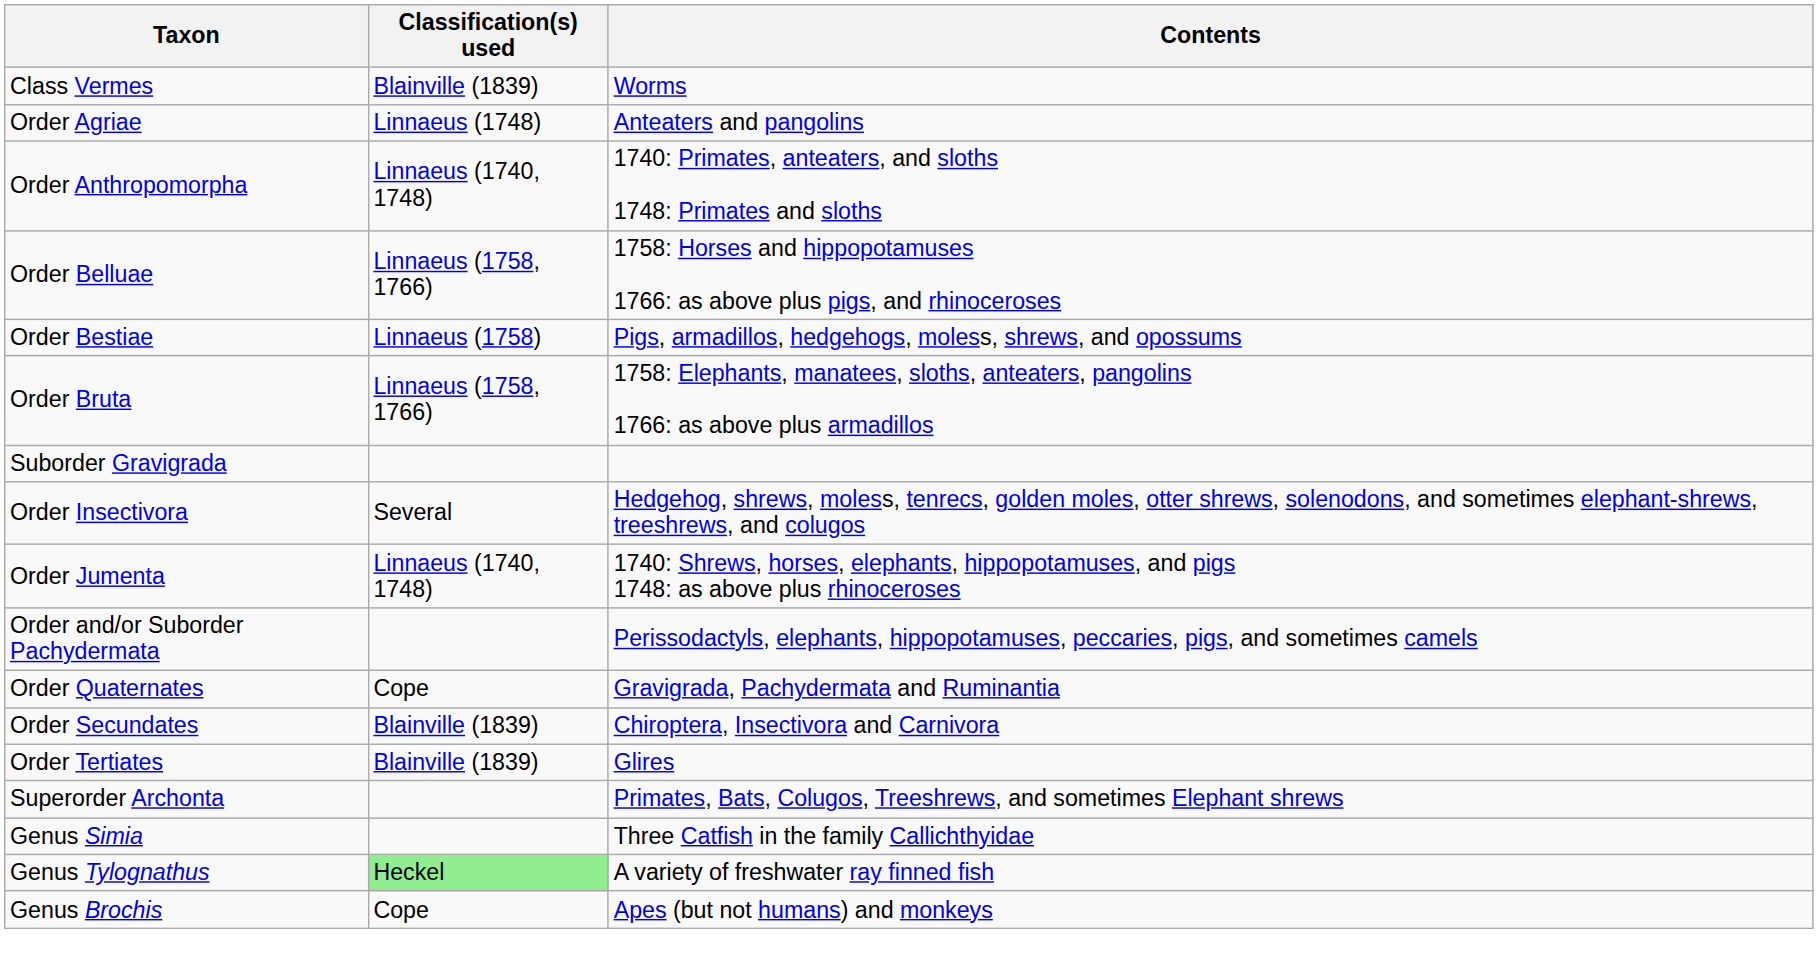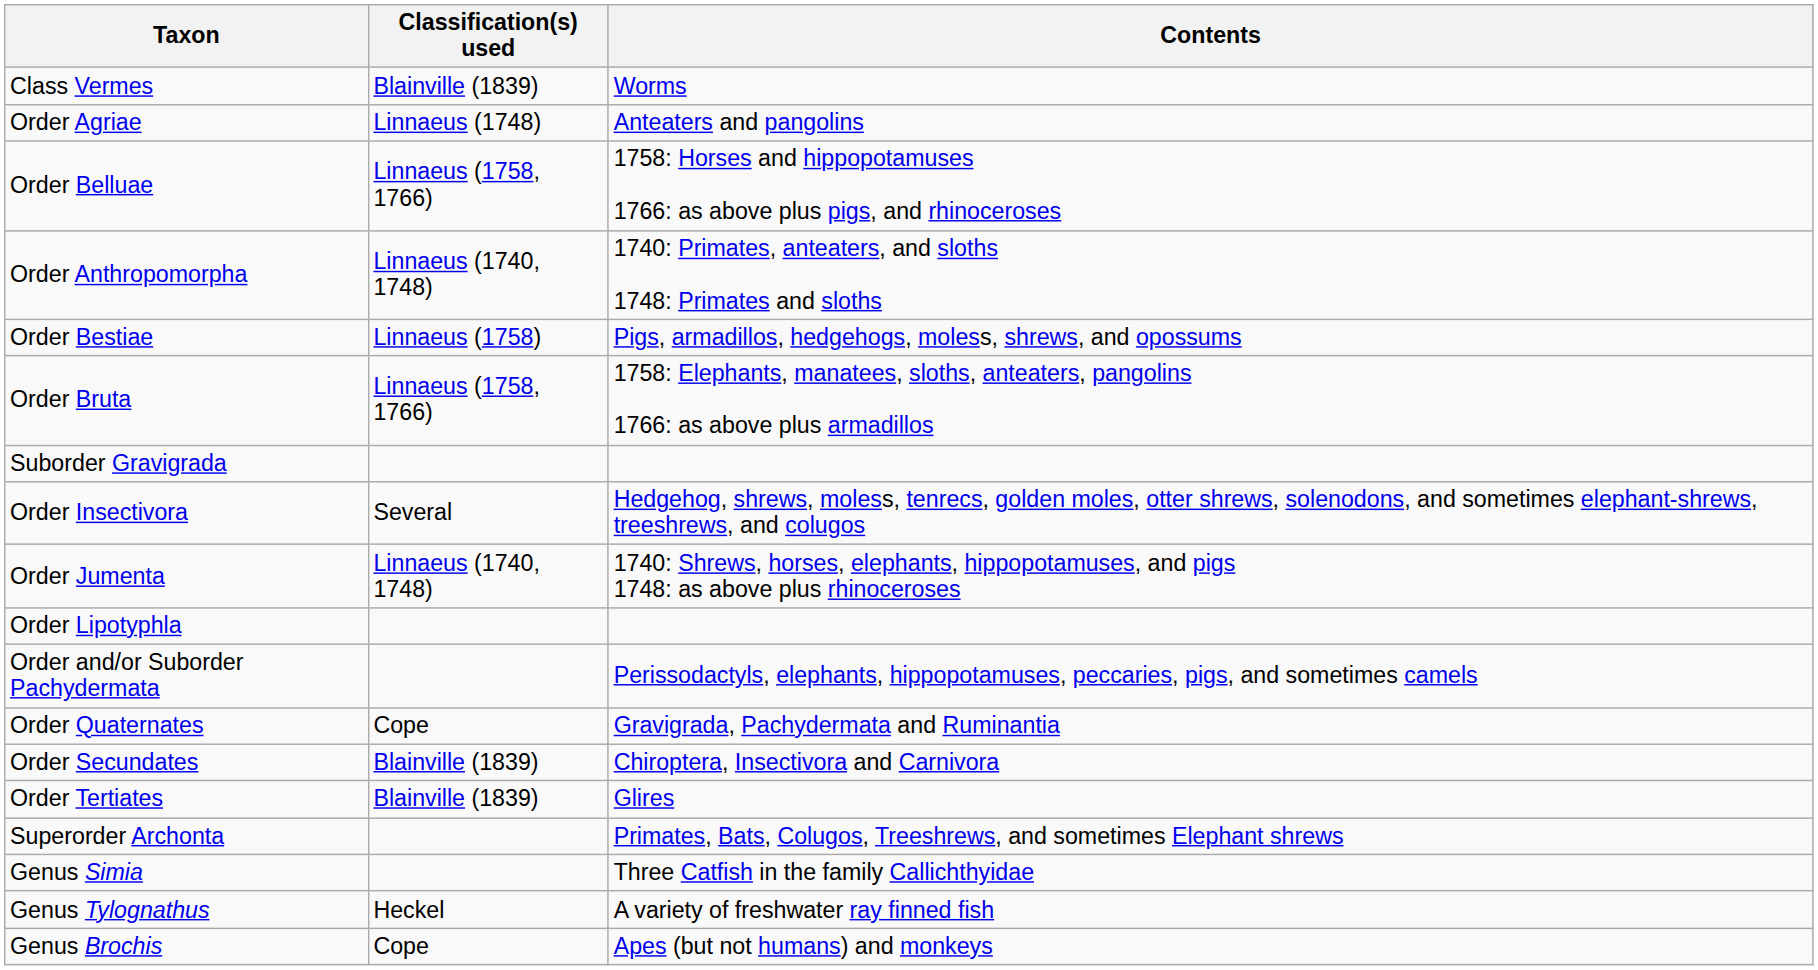rows swapped: (129, 185) <-> (82, 274)
+ row: (96, 625)
(409, 872) lightgreen background -> (409, 909) no background
